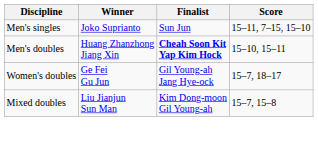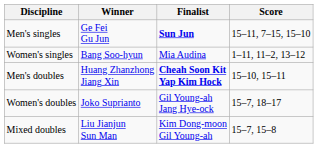(111, 28) Joko Suprianto -> (95, 33) Ge Fei Gu Jun
(175, 28) normal -> (176, 33) bold
+ row: (40, 54)
(95, 76) Ge Fei Gu Jun -> (111, 103) Joko Suprianto
